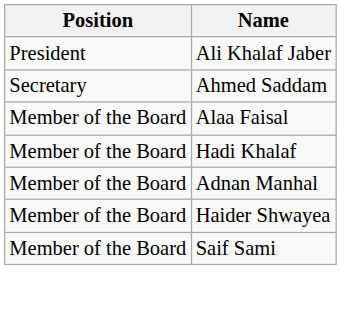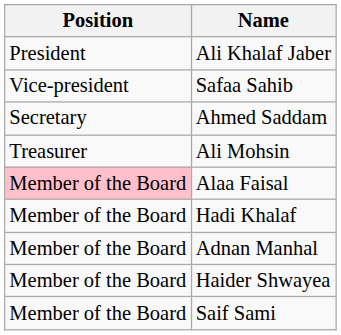+ row: (244, 85)
+ row: (243, 150)
(98, 118) no background -> (98, 183) pink background
